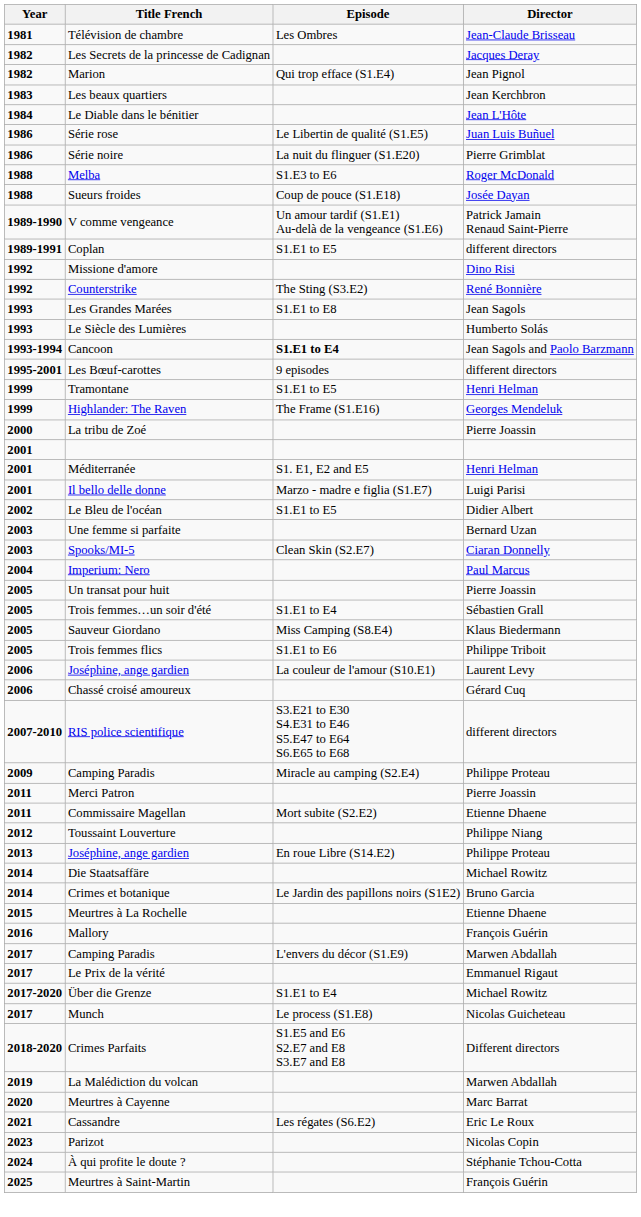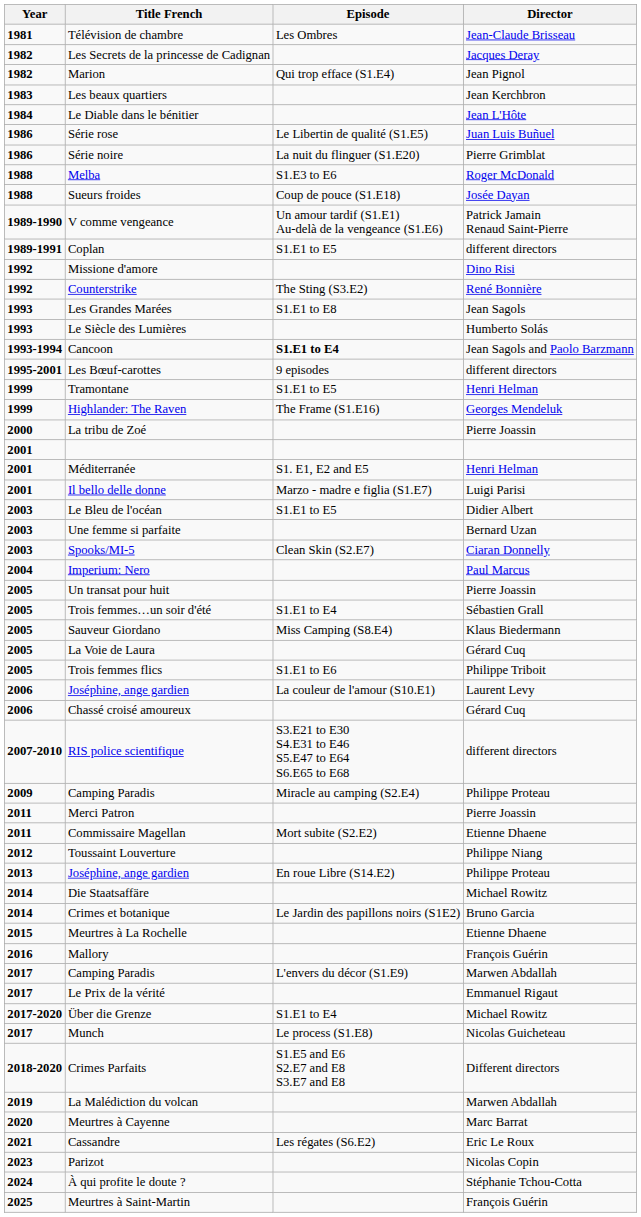(20, 509) 2002 -> (20, 509) 2003
+ row: (111, 650)
